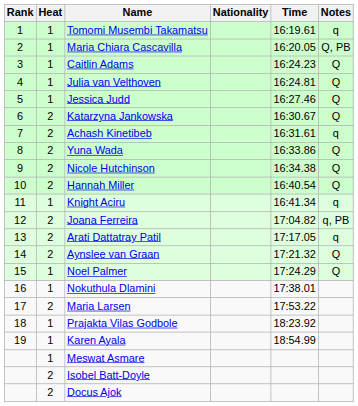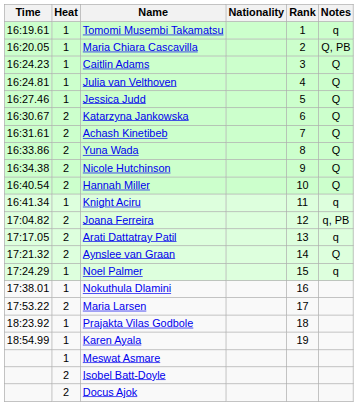columns swapped: (20, 13) <-> (295, 13)
(336, 133) q -> (336, 133) Q
(336, 271) Q -> (336, 271) q
